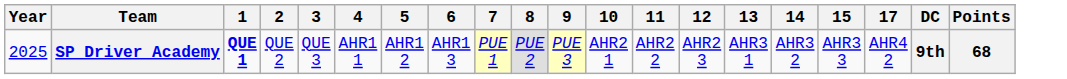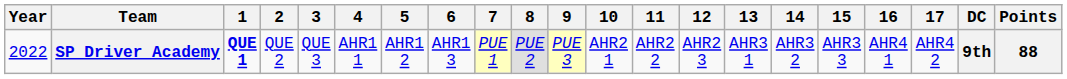+ column: (888, 17)
(28, 52) 2025 -> (28, 52) 2022
(982, 52) 68 -> (1028, 52) 88
